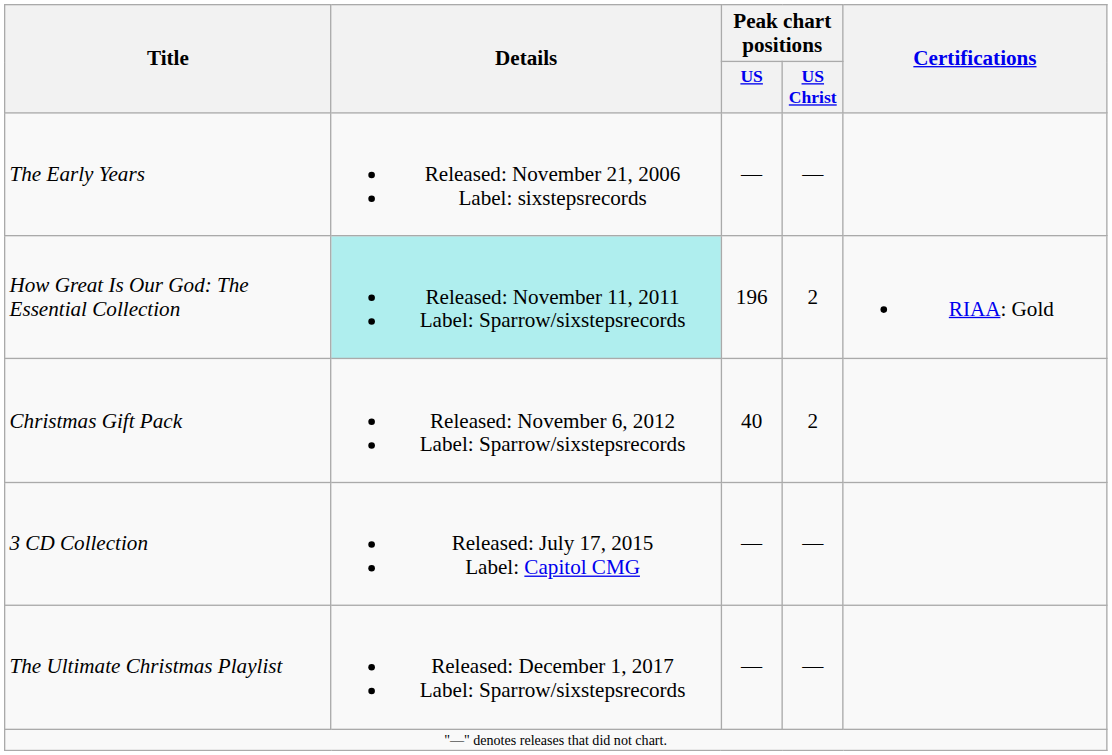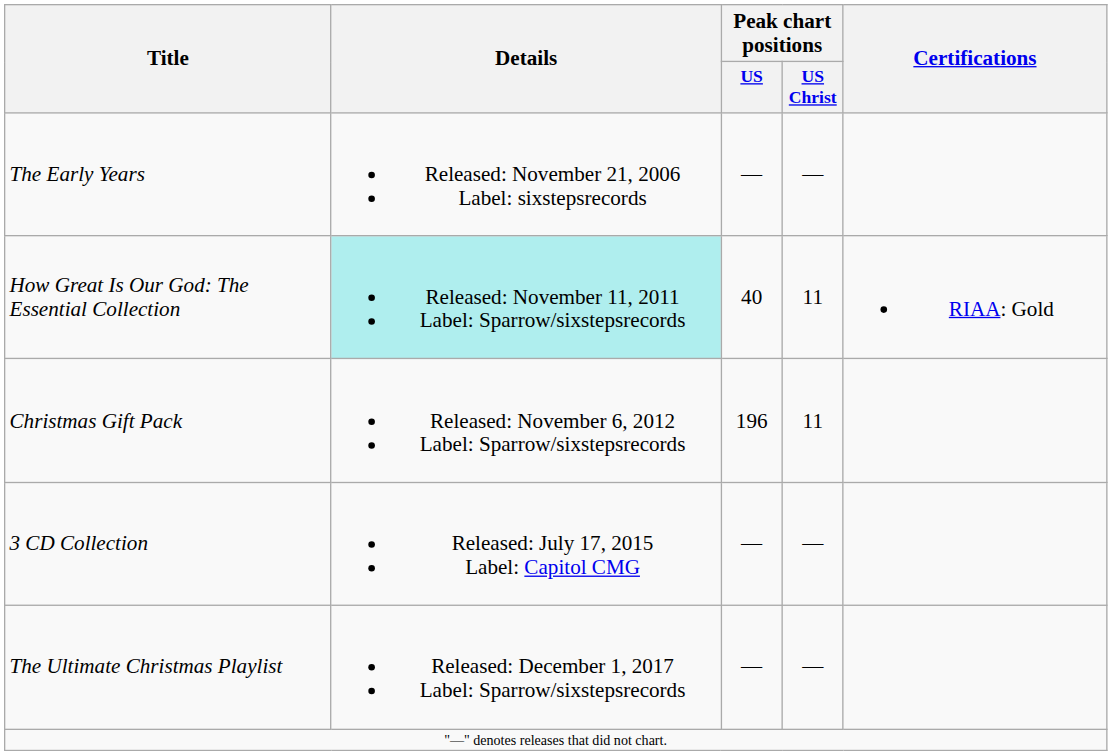(752, 297) 196 -> (752, 297) 40
(813, 297) 2 -> (813, 297) 11
(752, 420) 40 -> (752, 420) 196
(813, 420) 2 -> (813, 420) 11
